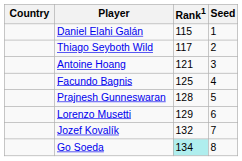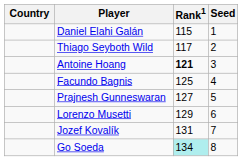(184, 65) normal -> (184, 65) bold
(184, 98) 128 -> (184, 98) 127
(184, 131) 132 -> (184, 131) 131
